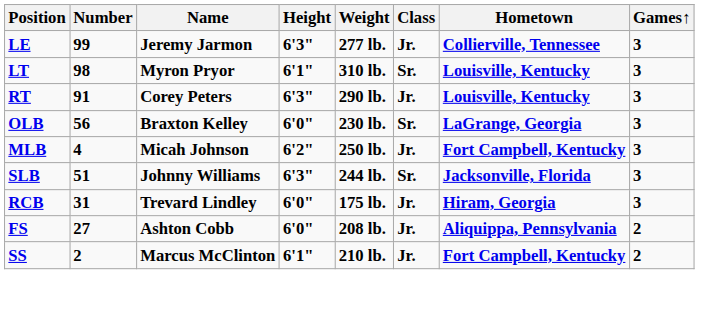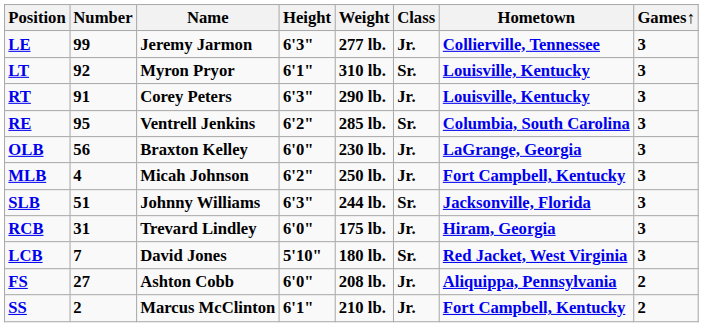(82, 70) 98 -> (82, 70) 92
+ row: (20, 123)
(407, 123) Sr. -> (406, 149) Jr.
+ row: (25, 255)
